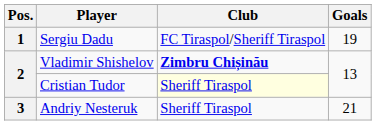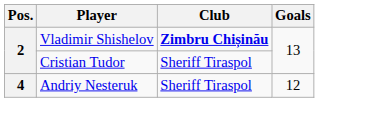- row: (76, 39)
(206, 85) lightyellow background -> (206, 62) no background
(21, 108) 3 -> (21, 85) 4
(350, 108) 21 -> (293, 85) 12
